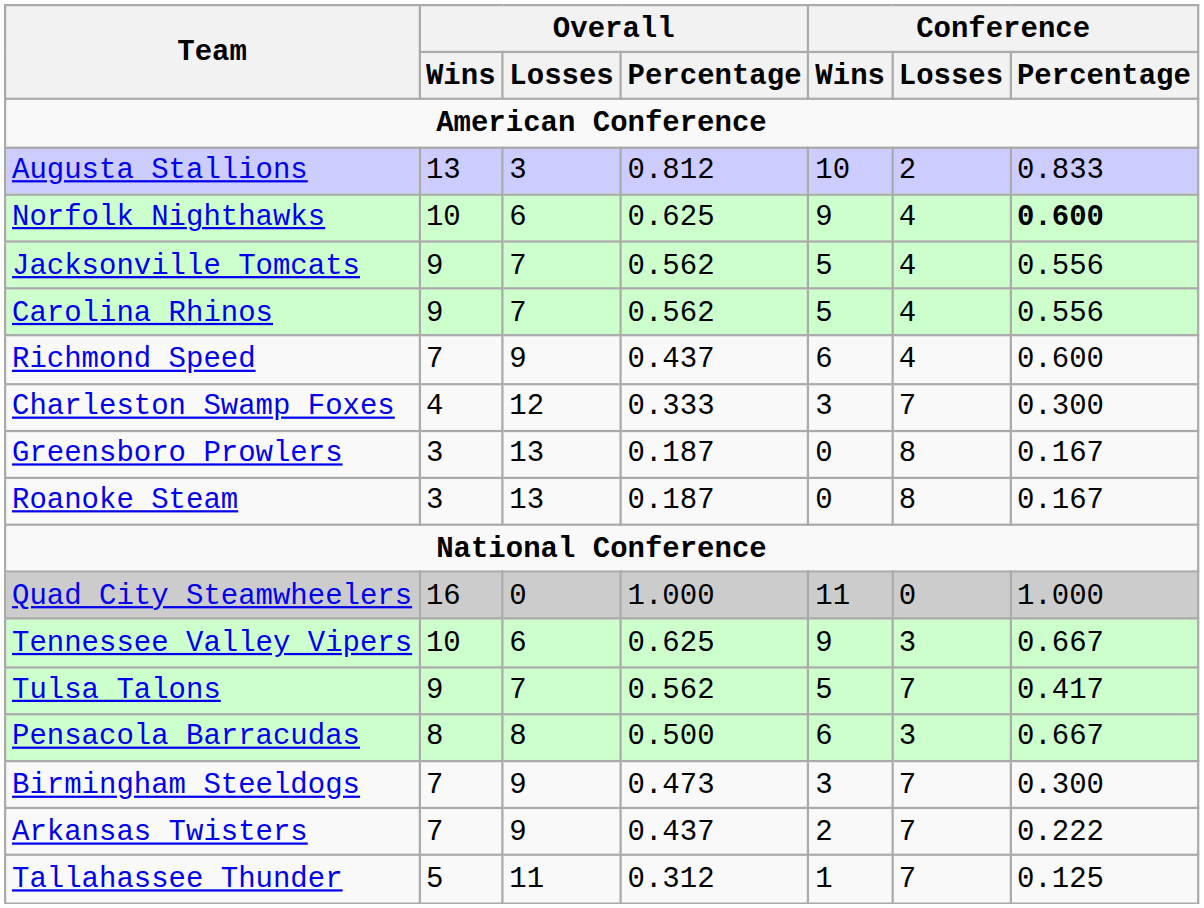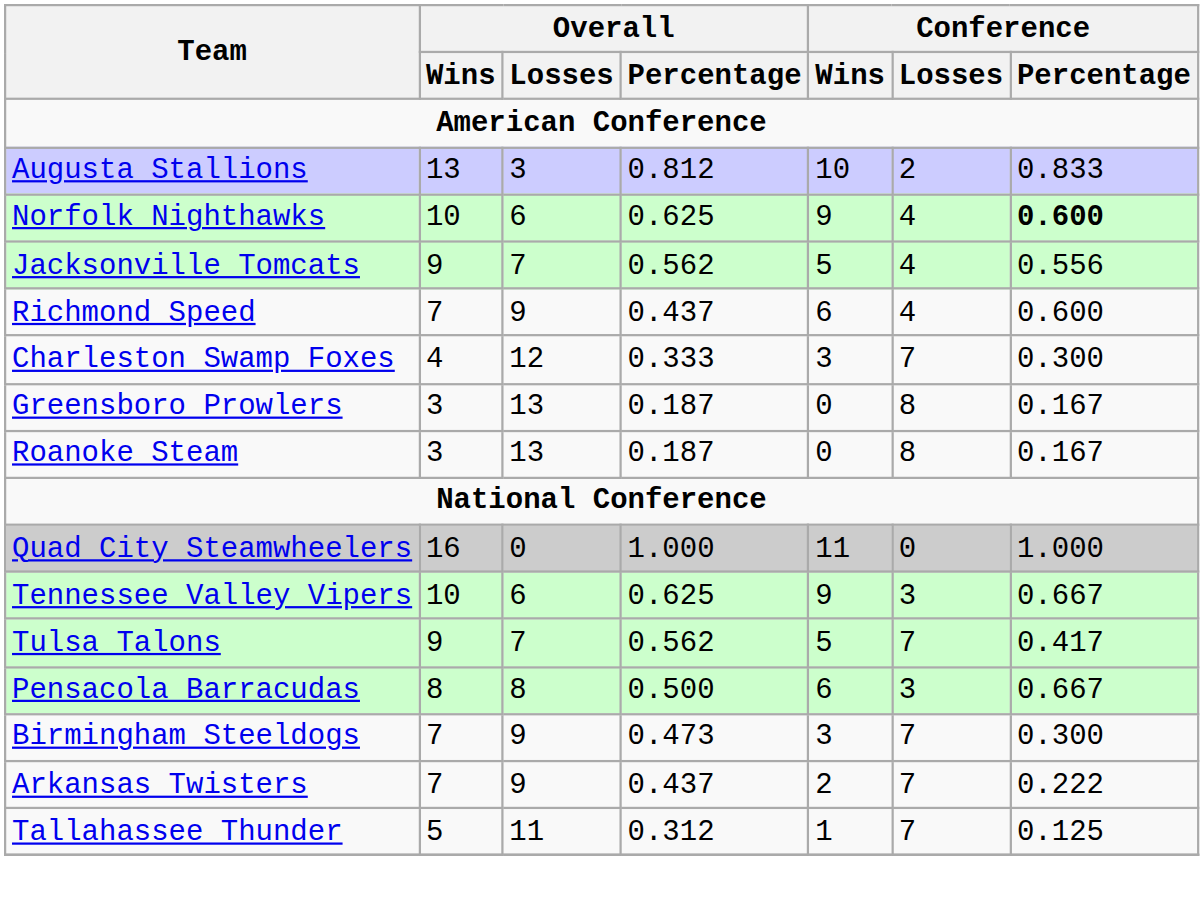- row: (143, 312)
